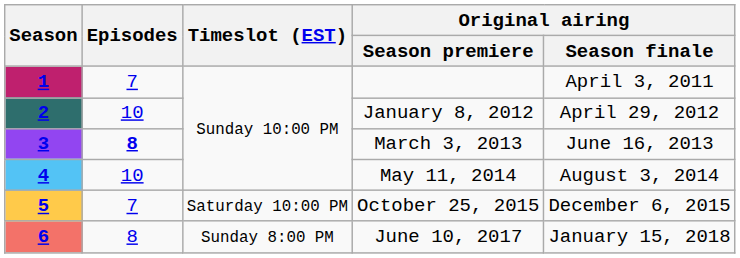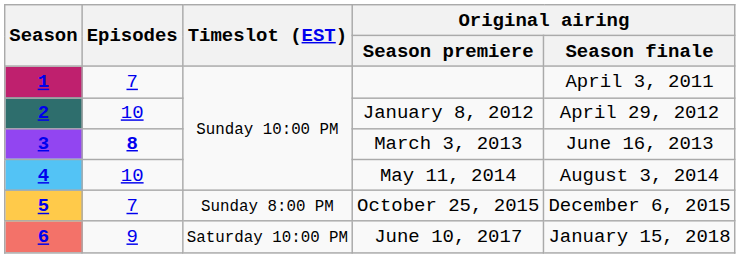(267, 207) Saturday 10:00 PM -> (267, 207) Sunday 8:00 PM
(132, 237) 8 -> (132, 237) 9
(267, 237) Sunday 8:00 PM -> (267, 237) Saturday 10:00 PM
